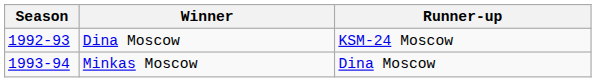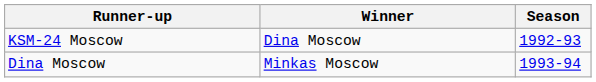columns swapped: (42, 17) <-> (463, 17)
